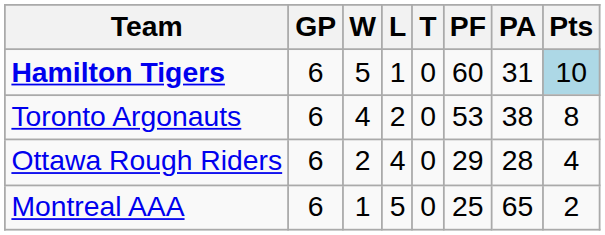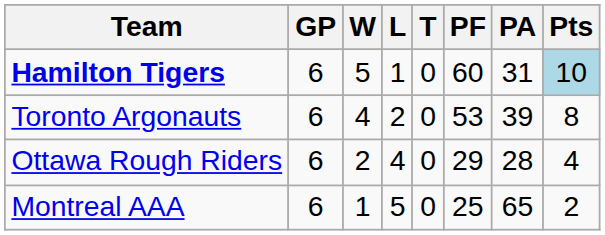(518, 116) 38 -> (518, 116) 39
